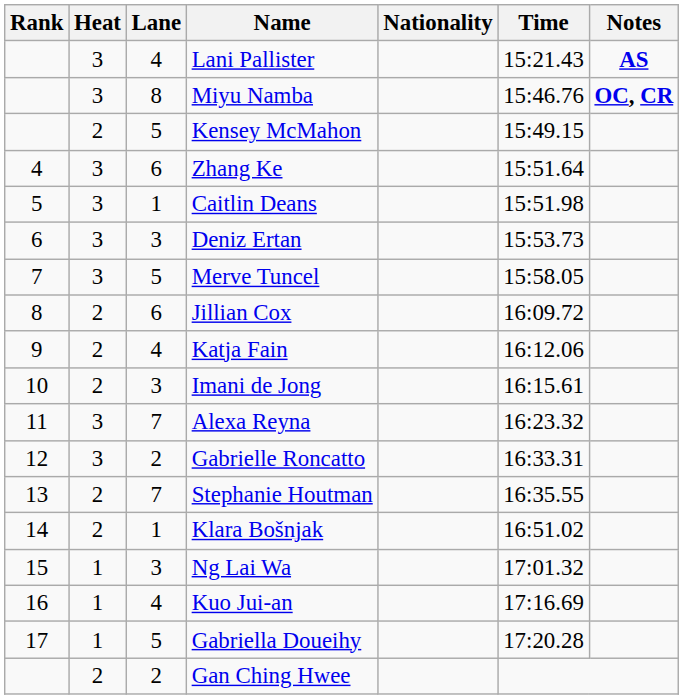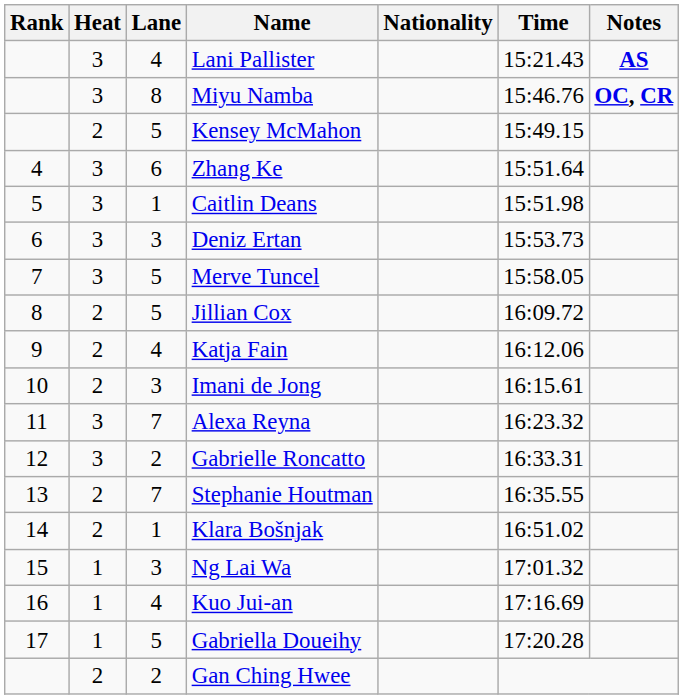(156, 312) 6 -> (156, 312) 5
